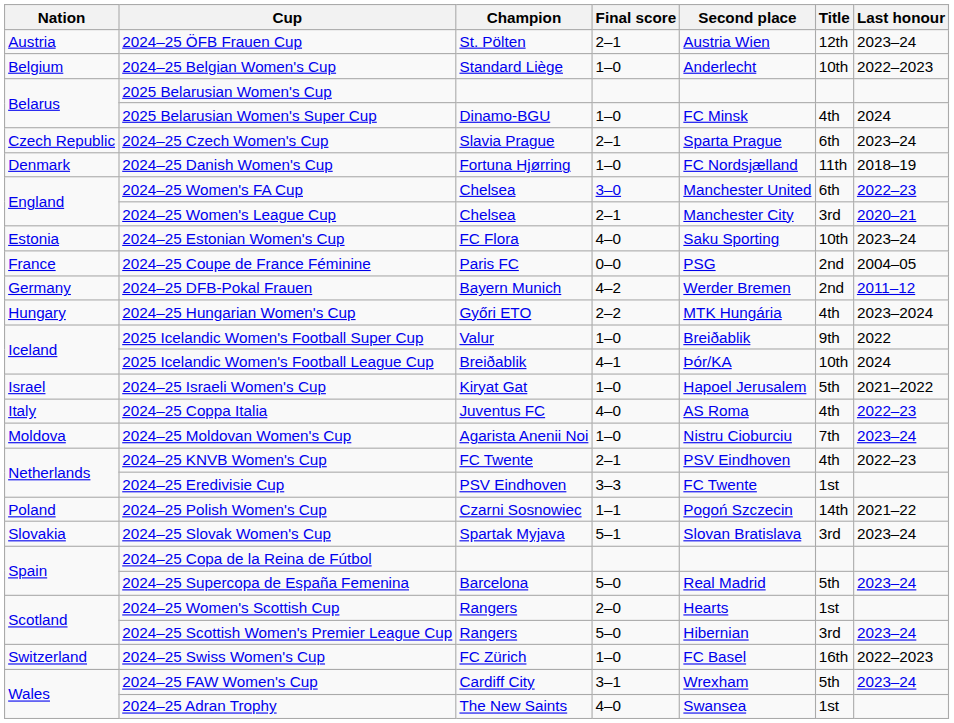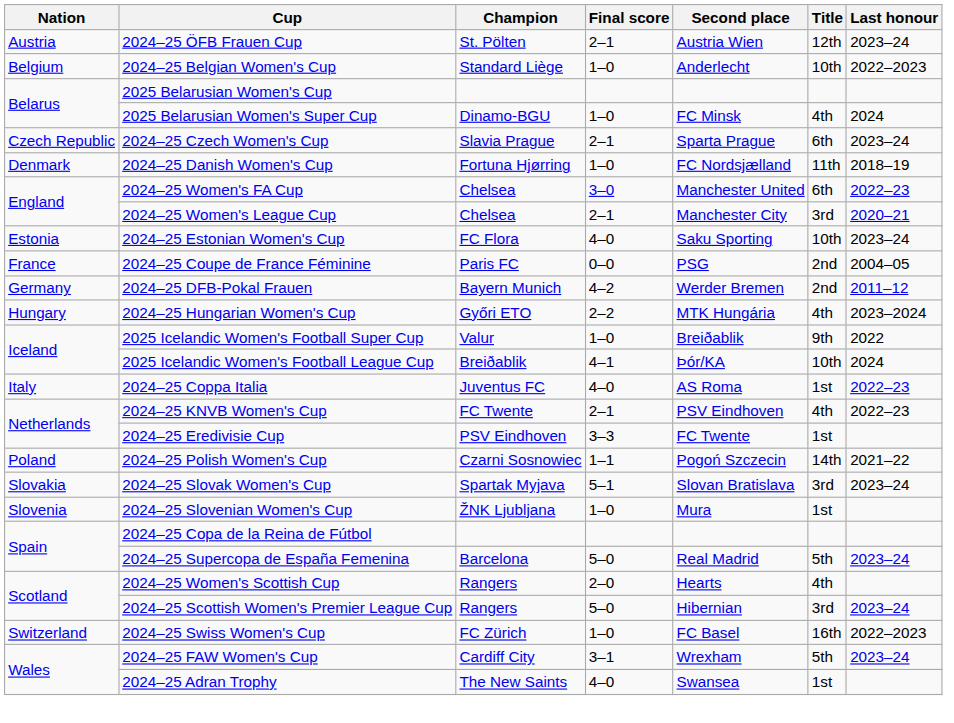- row: (224, 386)
(829, 411) 4th -> (822, 386) 1st
- row: (237, 436)
+ row: (237, 509)
(829, 608) 1st -> (822, 583) 4th
